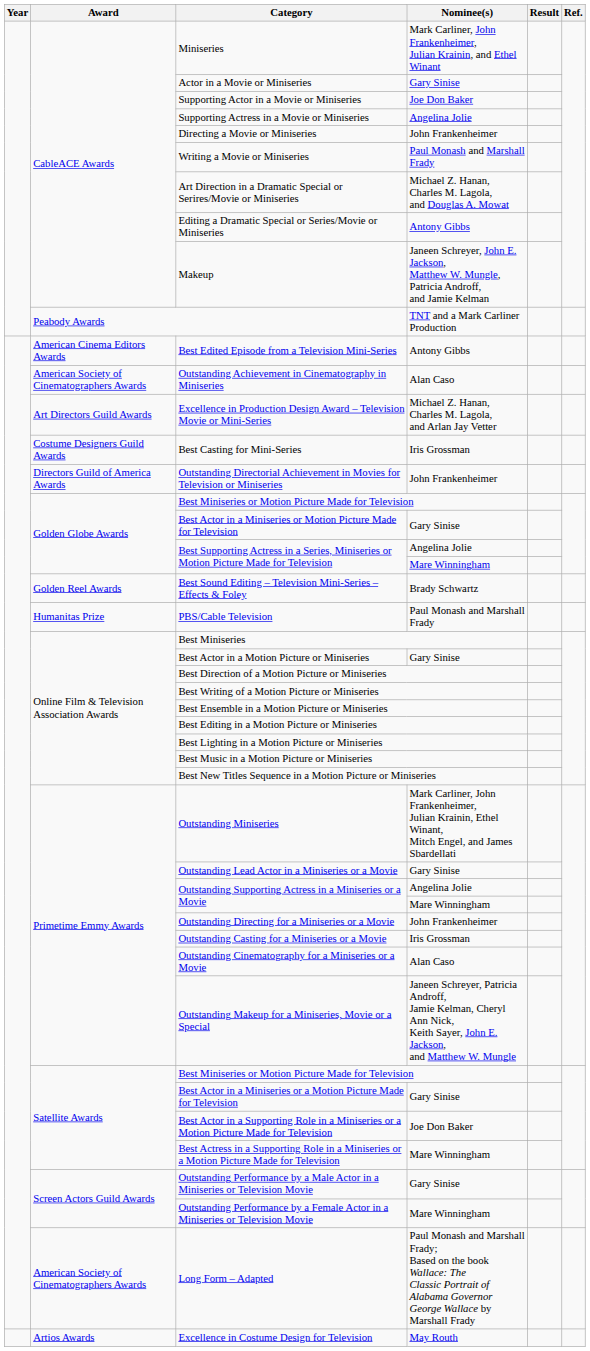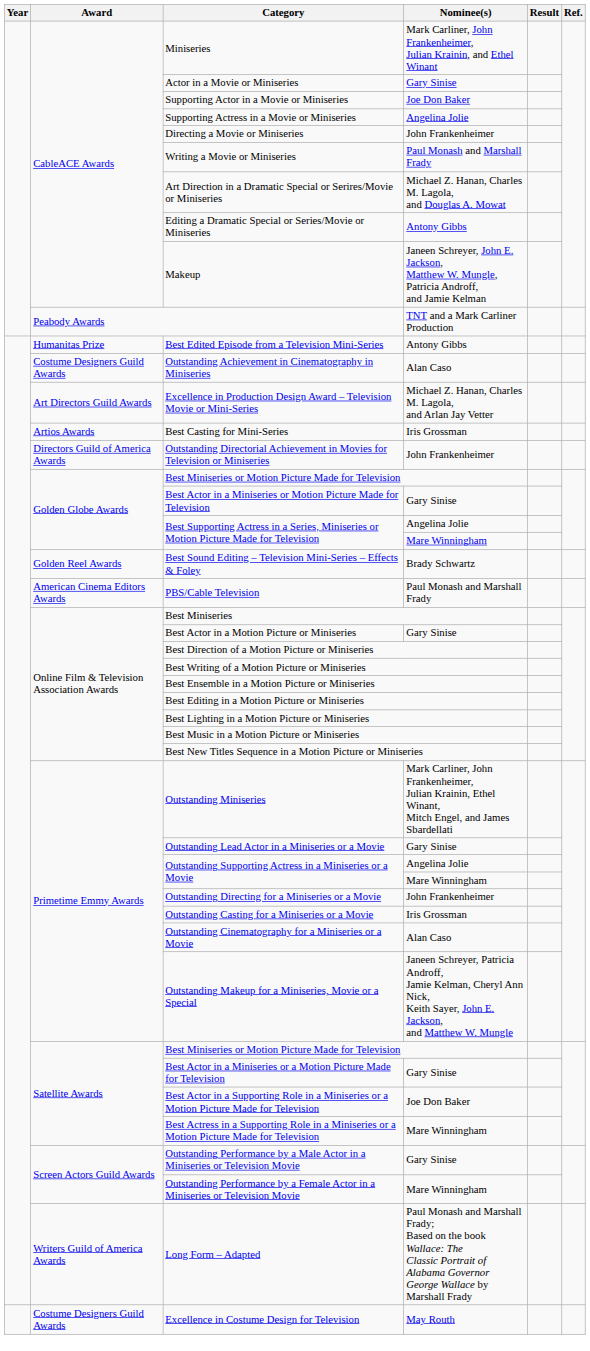(89, 350) American Cinema Editors Awards -> (69, 344) Humanitas Prize
(90, 379) American Society of Cinematographers Awards -> (89, 367) Costume Designers Guild Awards
(89, 450) Costume Designers Guild Awards -> (64, 431) Artios Awards
(69, 617) Humanitas Prize -> (89, 593) American Cinema Editors Awards
(90, 1278) American Society of Cinematographers Awards -> (88, 1254) Writers Guild of America Awards
(64, 1337) Artios Awards -> (89, 1319) Costume Designers Guild Awards
